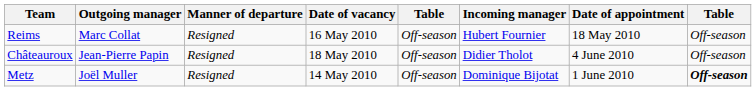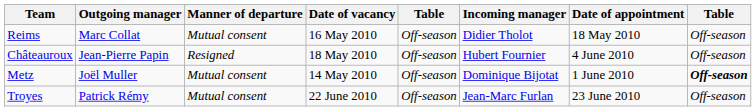(211, 34) Resigned -> (227, 34) Mutual consent
(504, 34) Hubert Fournier -> (498, 34) Didier Tholot
(498, 55) Didier Tholot -> (504, 55) Hubert Fournier
(211, 75) Resigned -> (227, 75) Mutual consent
+ row: (25, 95)
